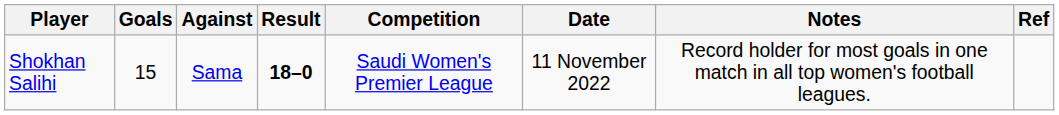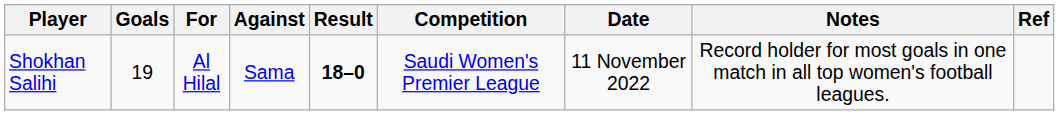+ column: (201, 19)
(146, 72) 15 -> (142, 72) 19
